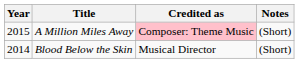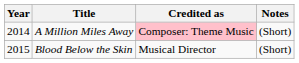(18, 31) 2015 -> (18, 31) 2014
(18, 49) 2014 -> (18, 49) 2015
